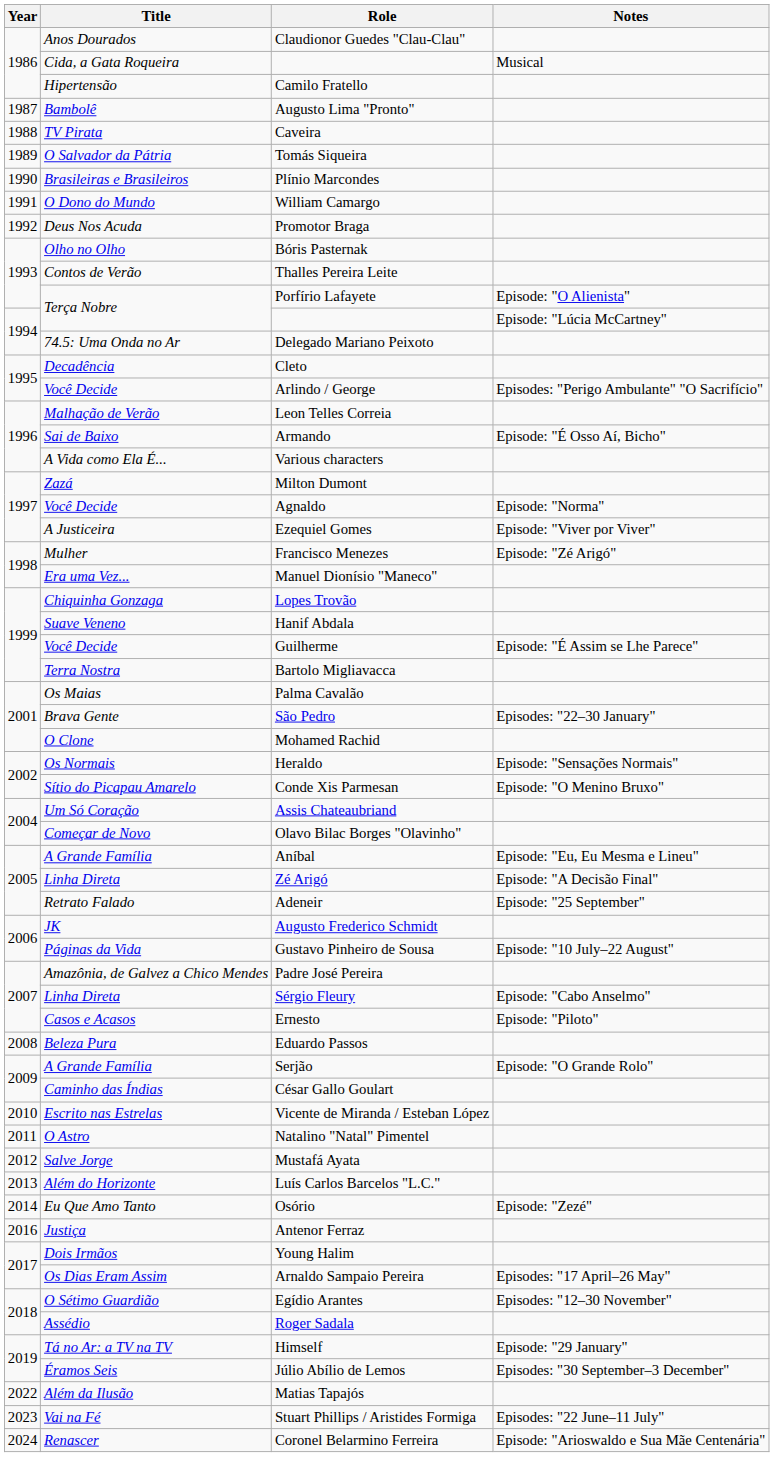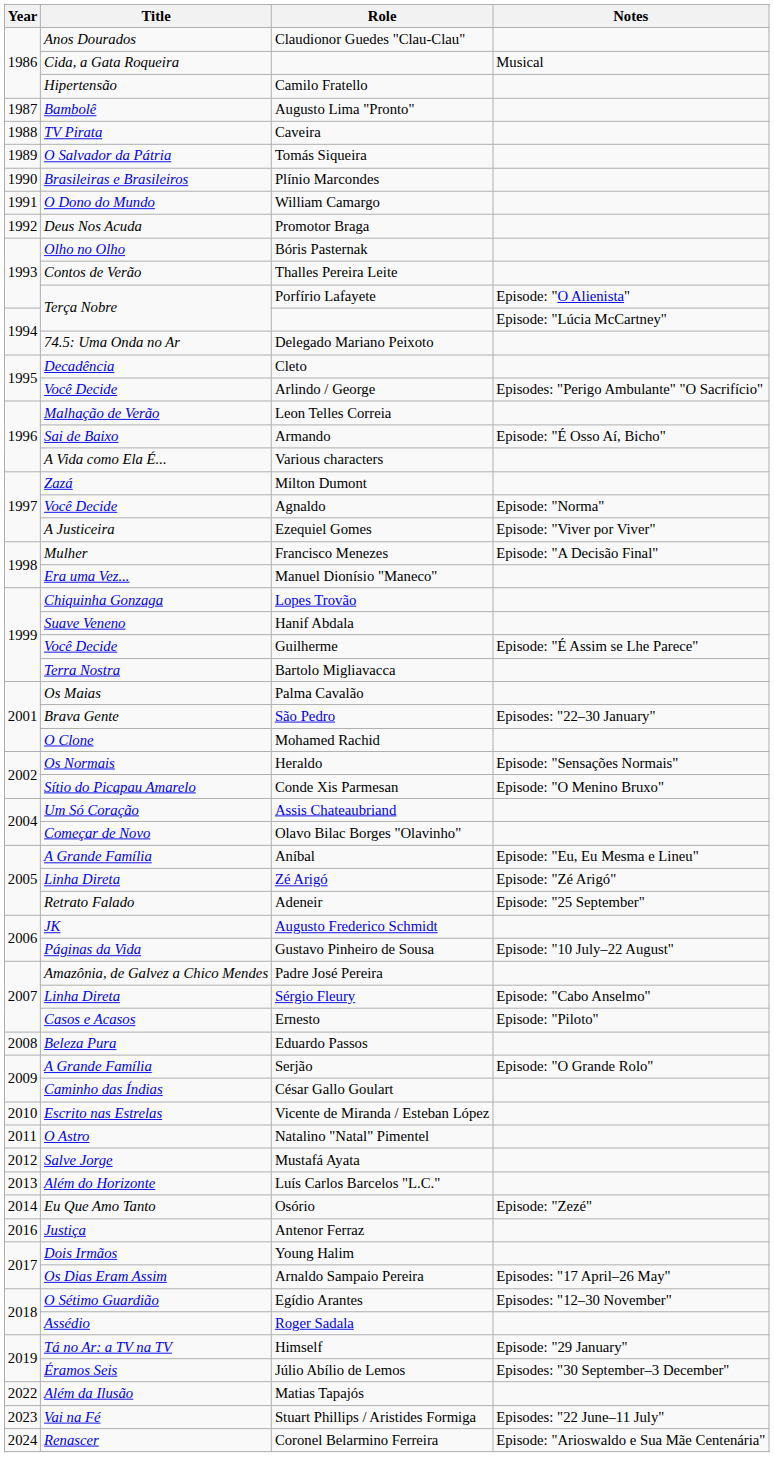(556, 553) Episode: "Zé Arigó" -> (577, 553) Episode: "A Decisão Final"
(577, 879) Episode: "A Decisão Final" -> (556, 879) Episode: "Zé Arigó"
